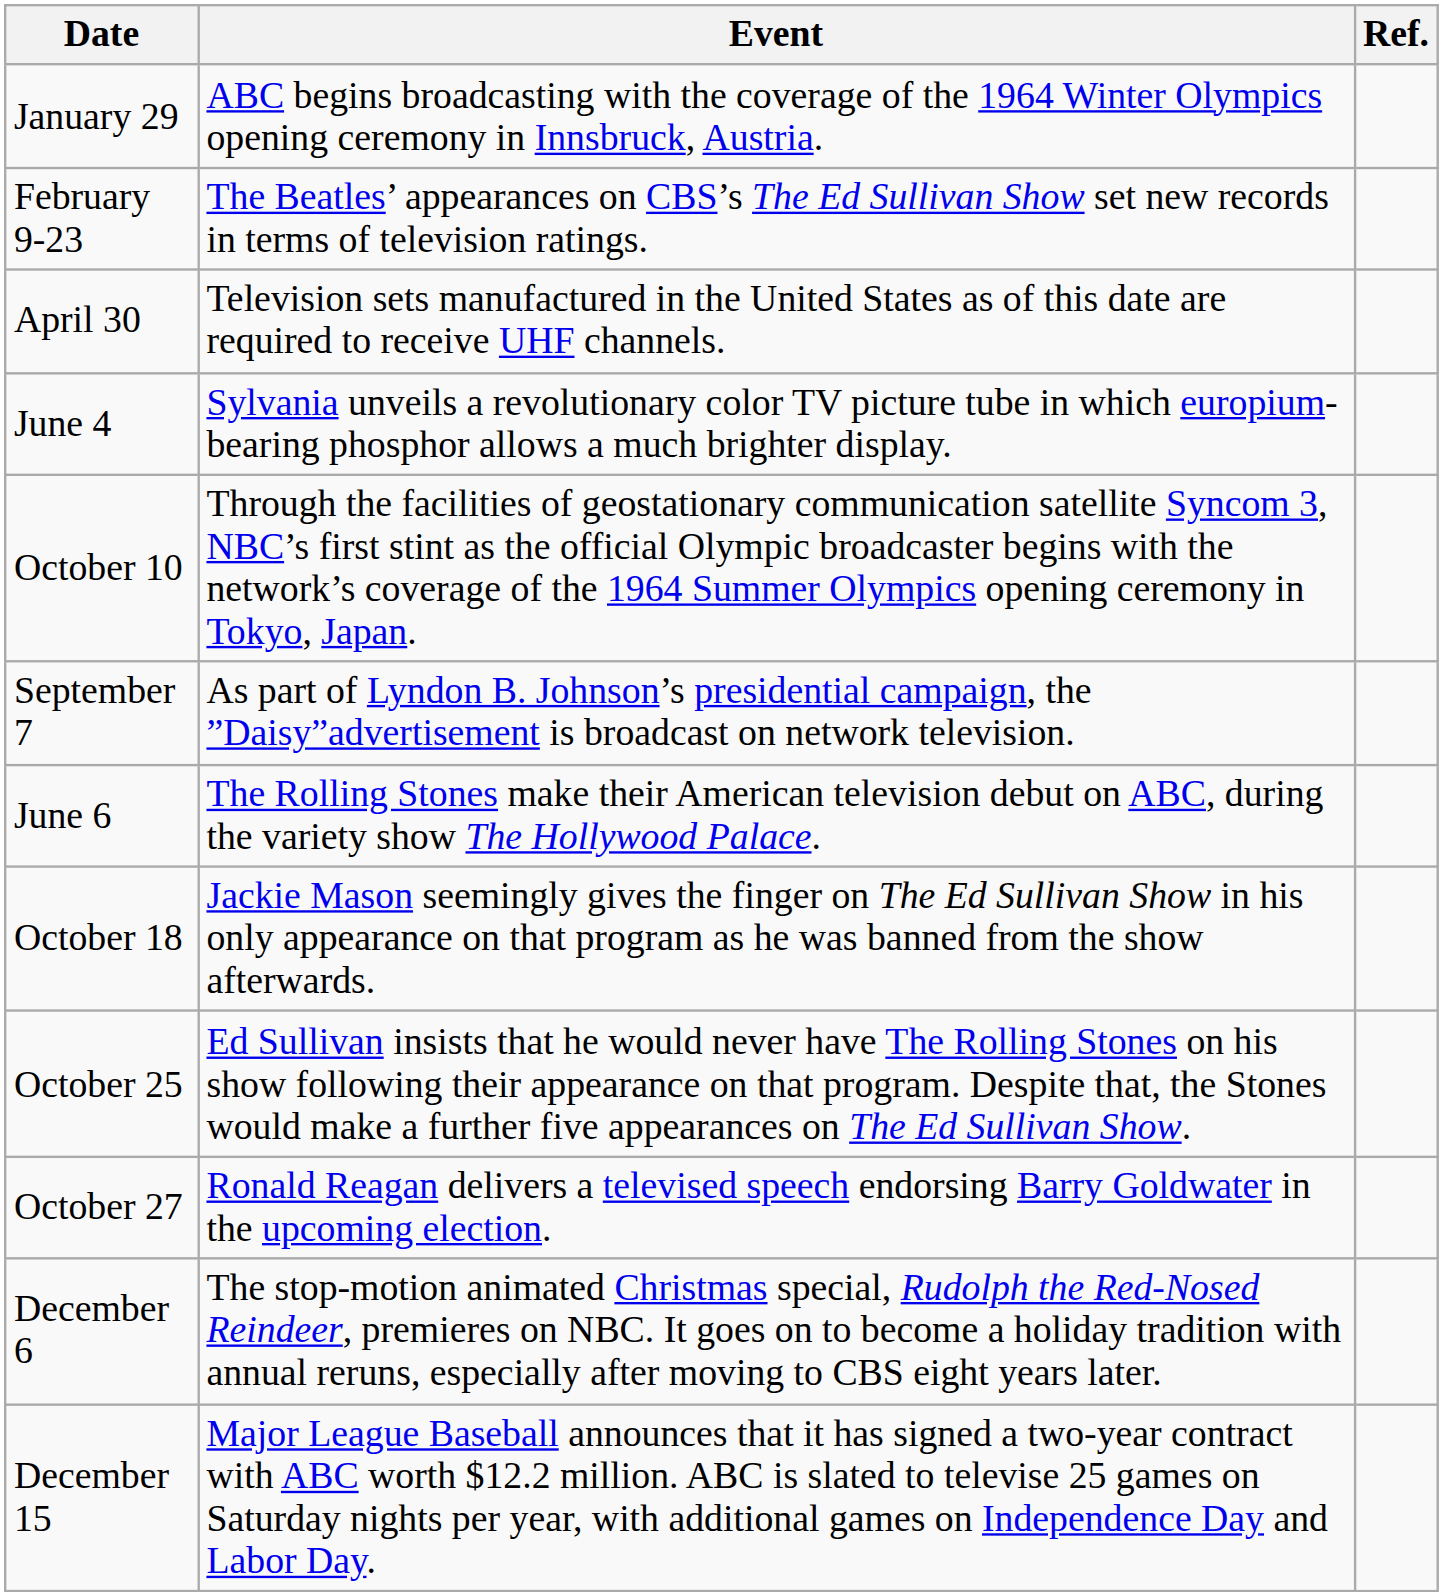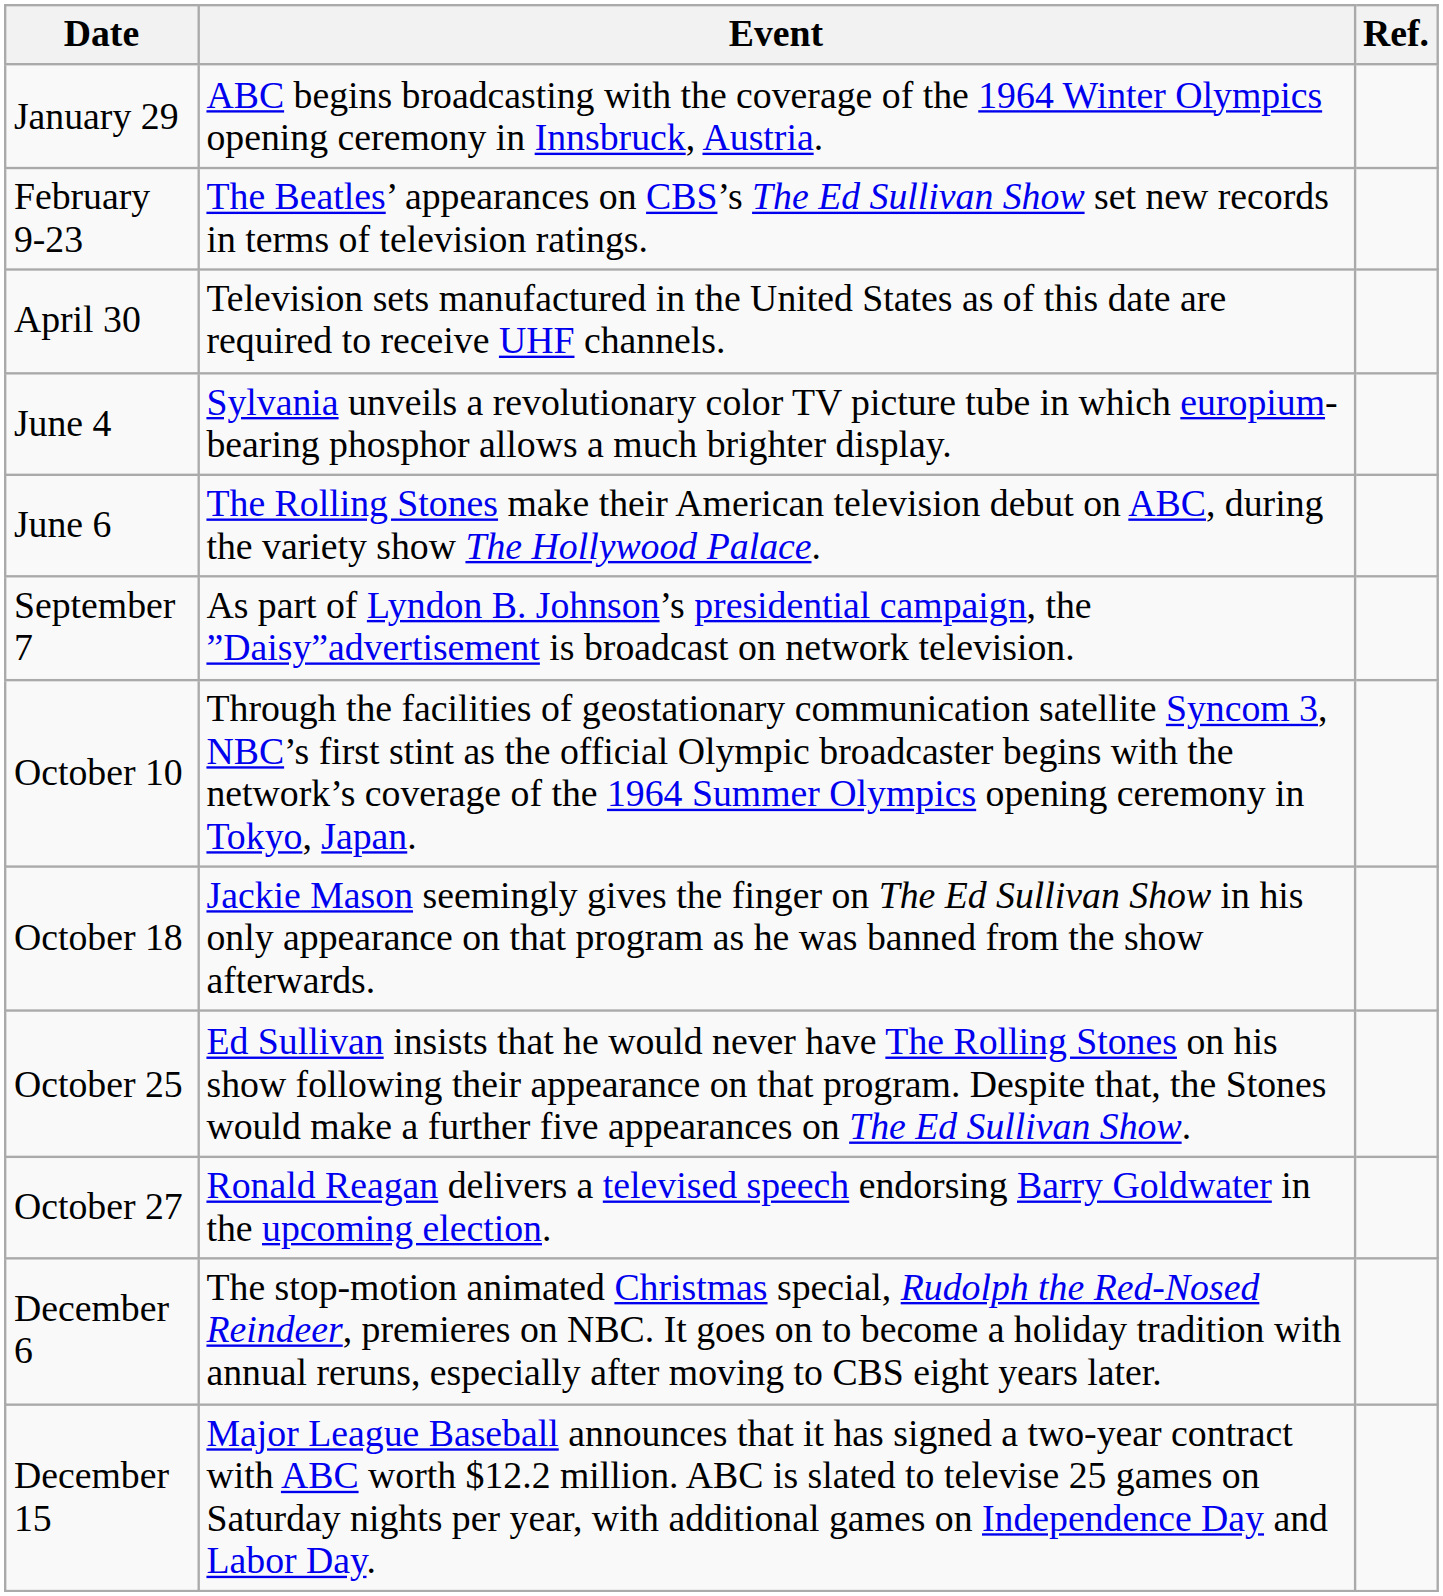rows swapped: (63, 814) <-> (98, 567)
